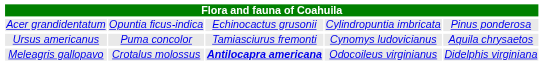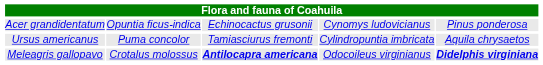(383, 25) Cylindropuntia imbricata -> (377, 25) Cynomys ludovicianus
(383, 40) Cynomys ludovicianus -> (377, 40) Cylindropuntia imbricata
(491, 54) normal -> (487, 54) bold
